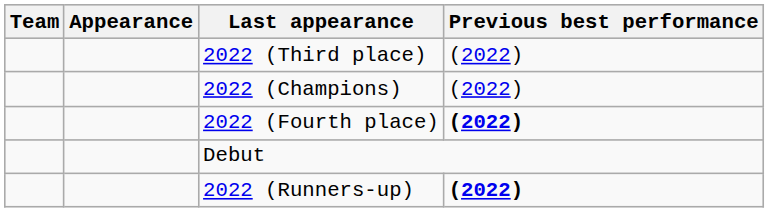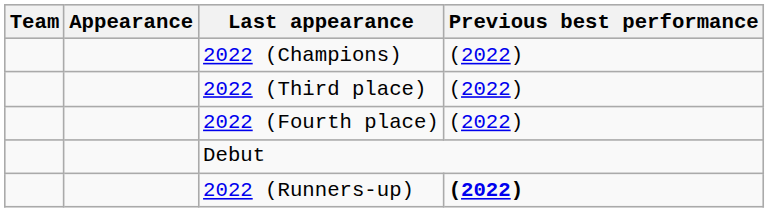rows swapped: (302, 89) <-> (315, 55)
(486, 123) bold -> (486, 123) normal
